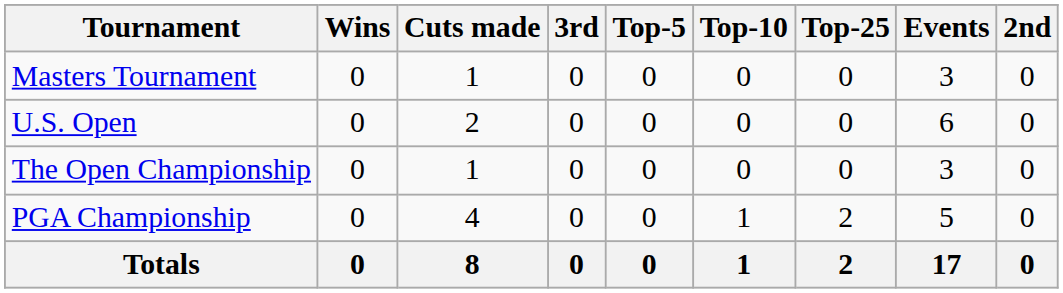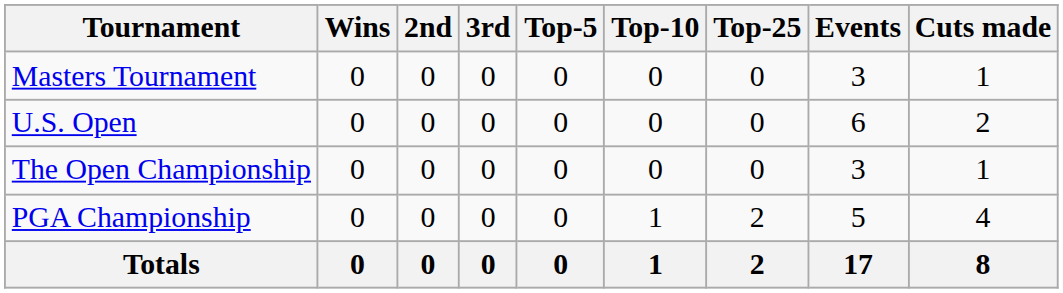columns swapped: (1027, 28) <-> (472, 28)
